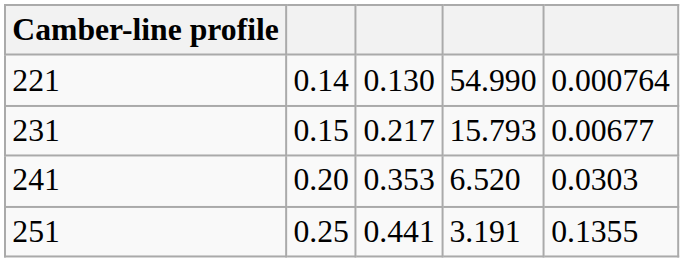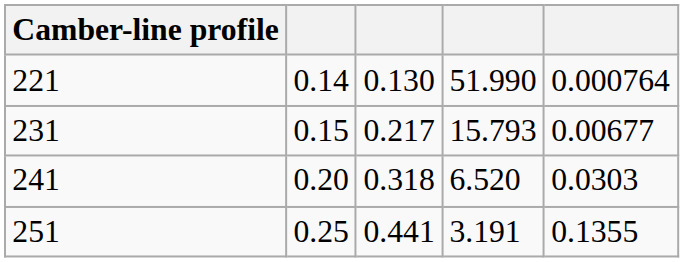(493, 79) 54.990 -> (493, 79) 51.990
(399, 180) 0.353 -> (399, 180) 0.318
